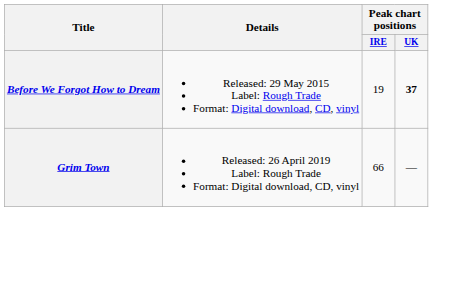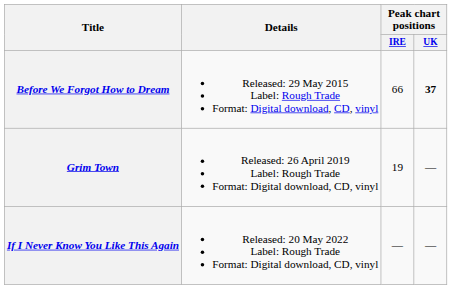(378, 89) 19 -> (397, 89) 66
(378, 167) 66 -> (397, 167) 19
+ row: (93, 245)
